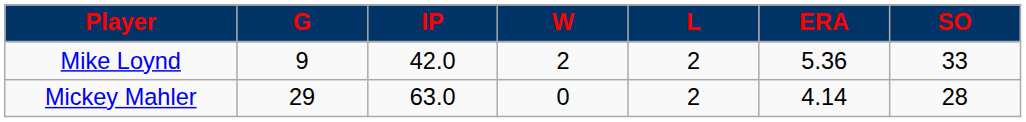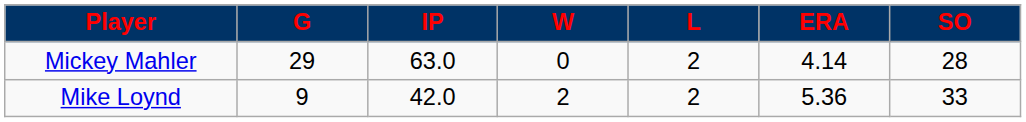rows swapped: (121, 97) <-> (121, 60)
